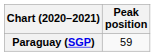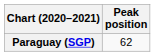(126, 42) 59 -> (126, 42) 62
